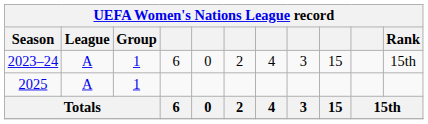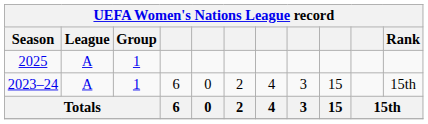rows swapped: (33, 61) <-> (33, 84)
